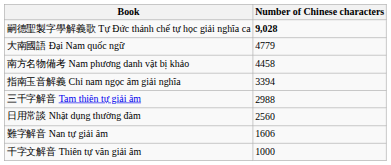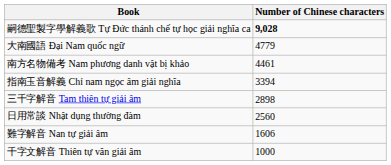(265, 64) 4458 -> (265, 64) 4461
(265, 99) 2988 -> (265, 99) 2898
